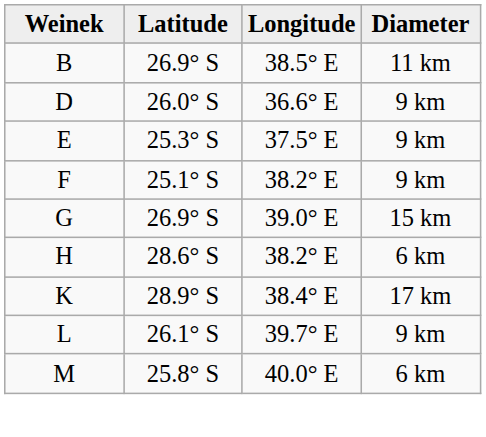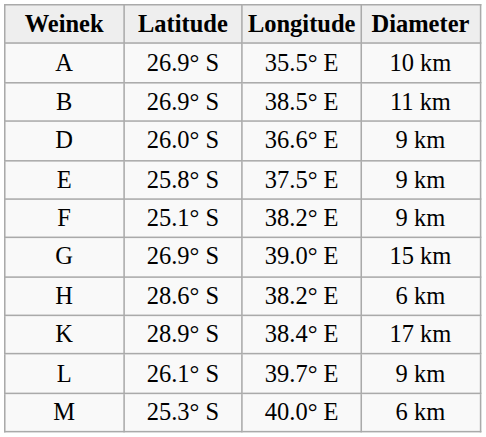+ row: (64, 62)
(183, 140) 25.3° S -> (183, 179) 25.8° S
(183, 373) 25.8° S -> (183, 412) 25.3° S
